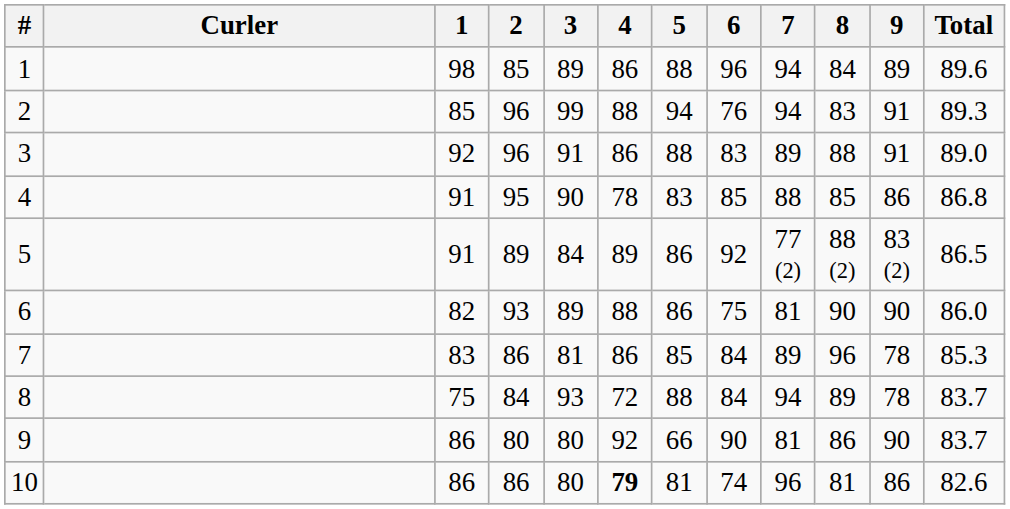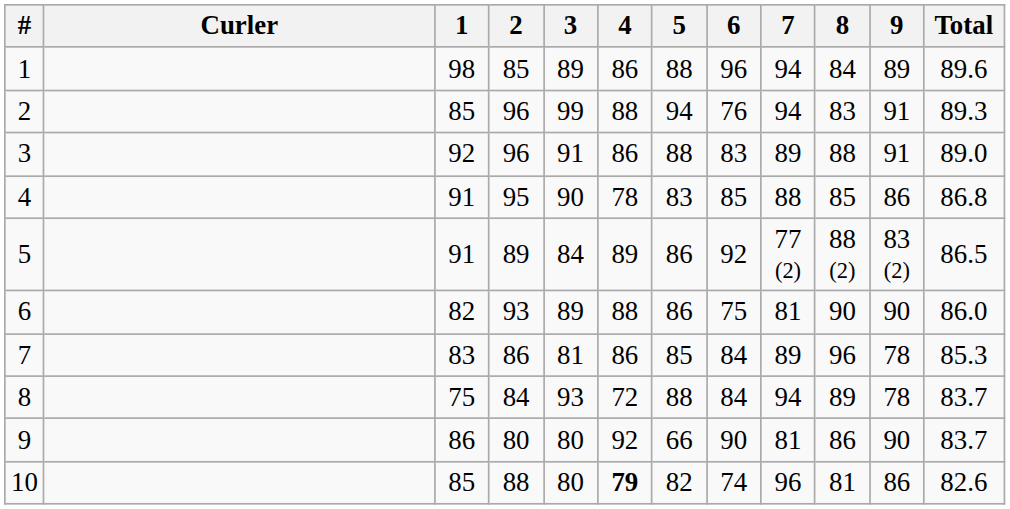(462, 482) 86 -> (462, 482) 85
(516, 482) 86 -> (516, 482) 88
(679, 482) 81 -> (679, 482) 82
